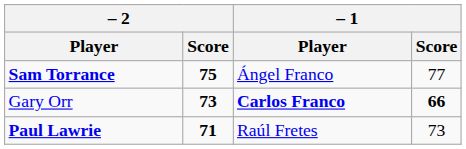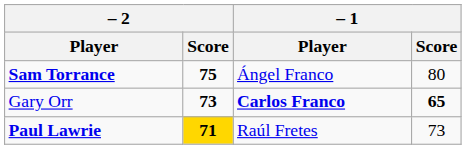(437, 74) 77 -> (437, 74) 80
(437, 102) 66 -> (437, 102) 65
(208, 130) no background -> (208, 130) gold background
